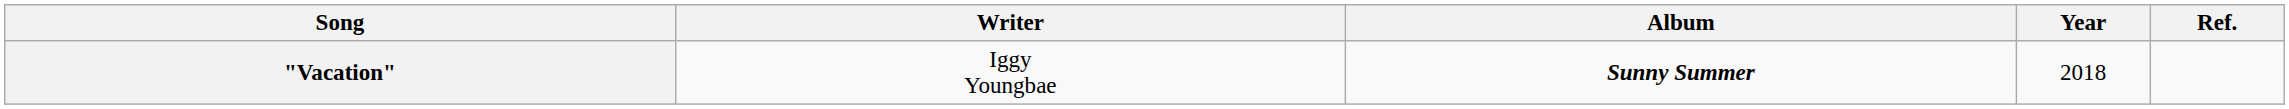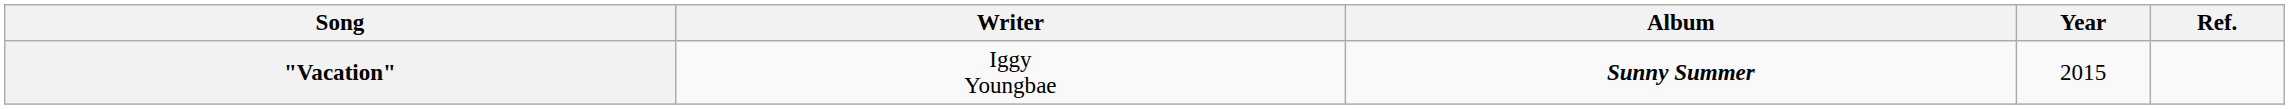(2083, 72) 2018 -> (2083, 72) 2015
